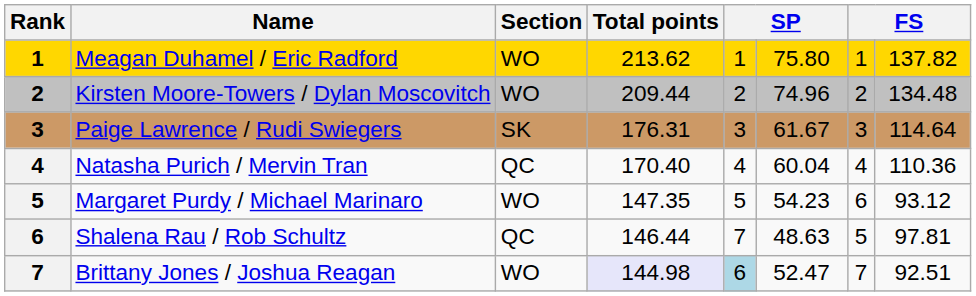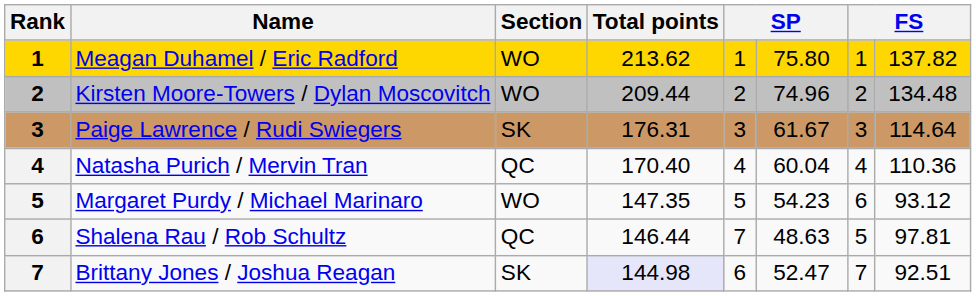(520, 272) WO -> (516, 272) SK
(740, 272) lightblue background -> (740, 272) no background
